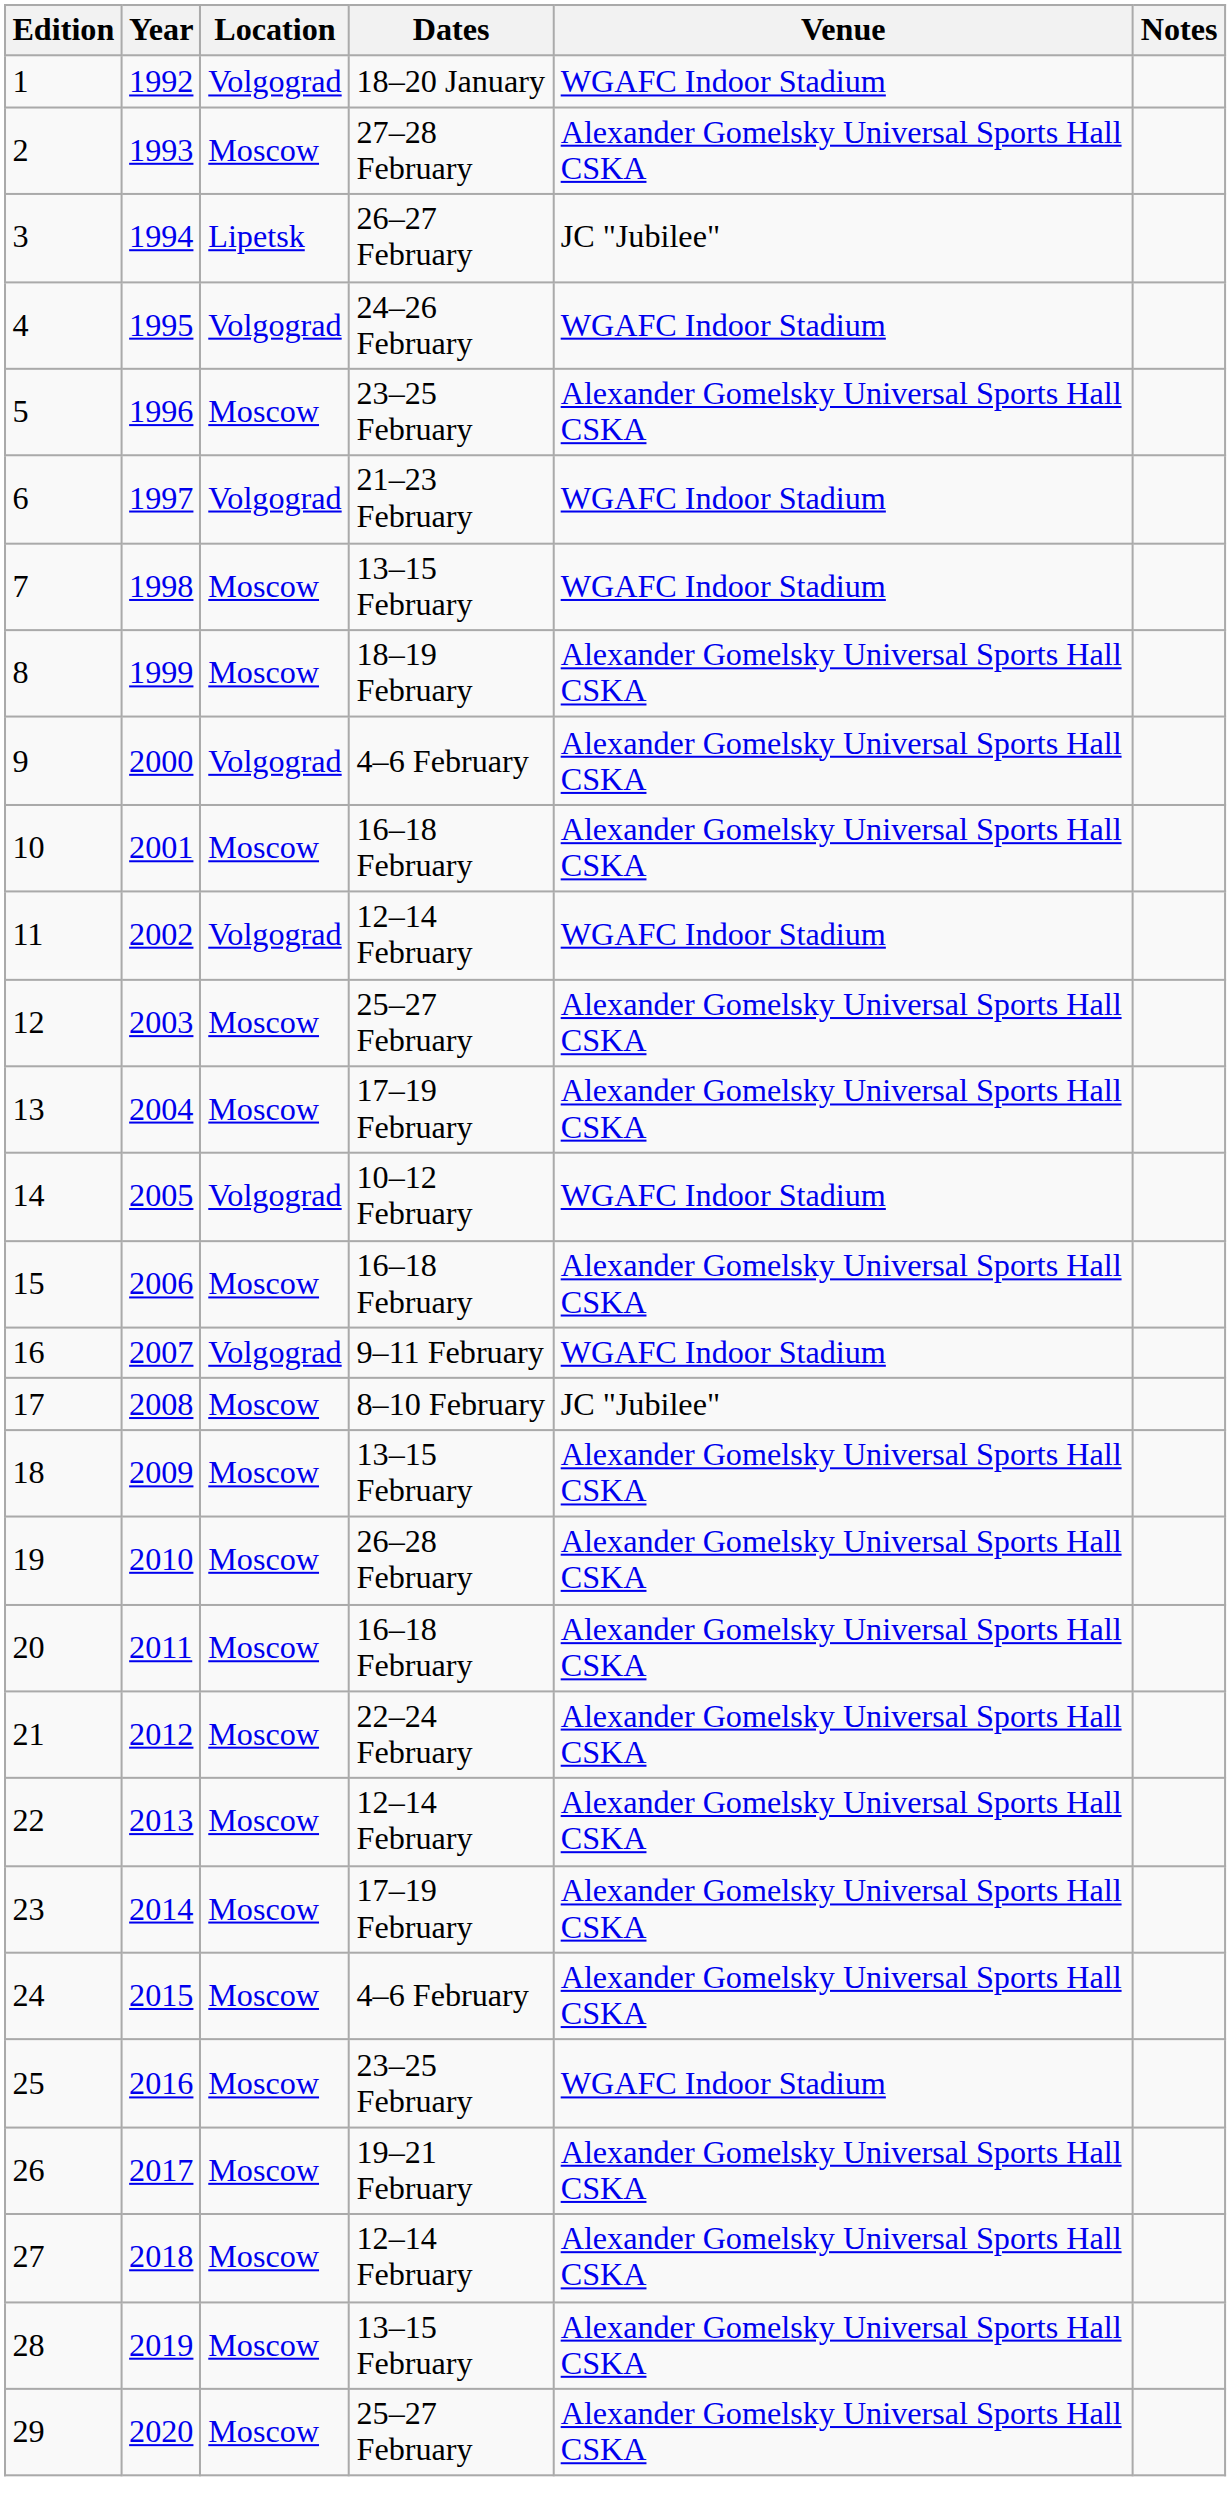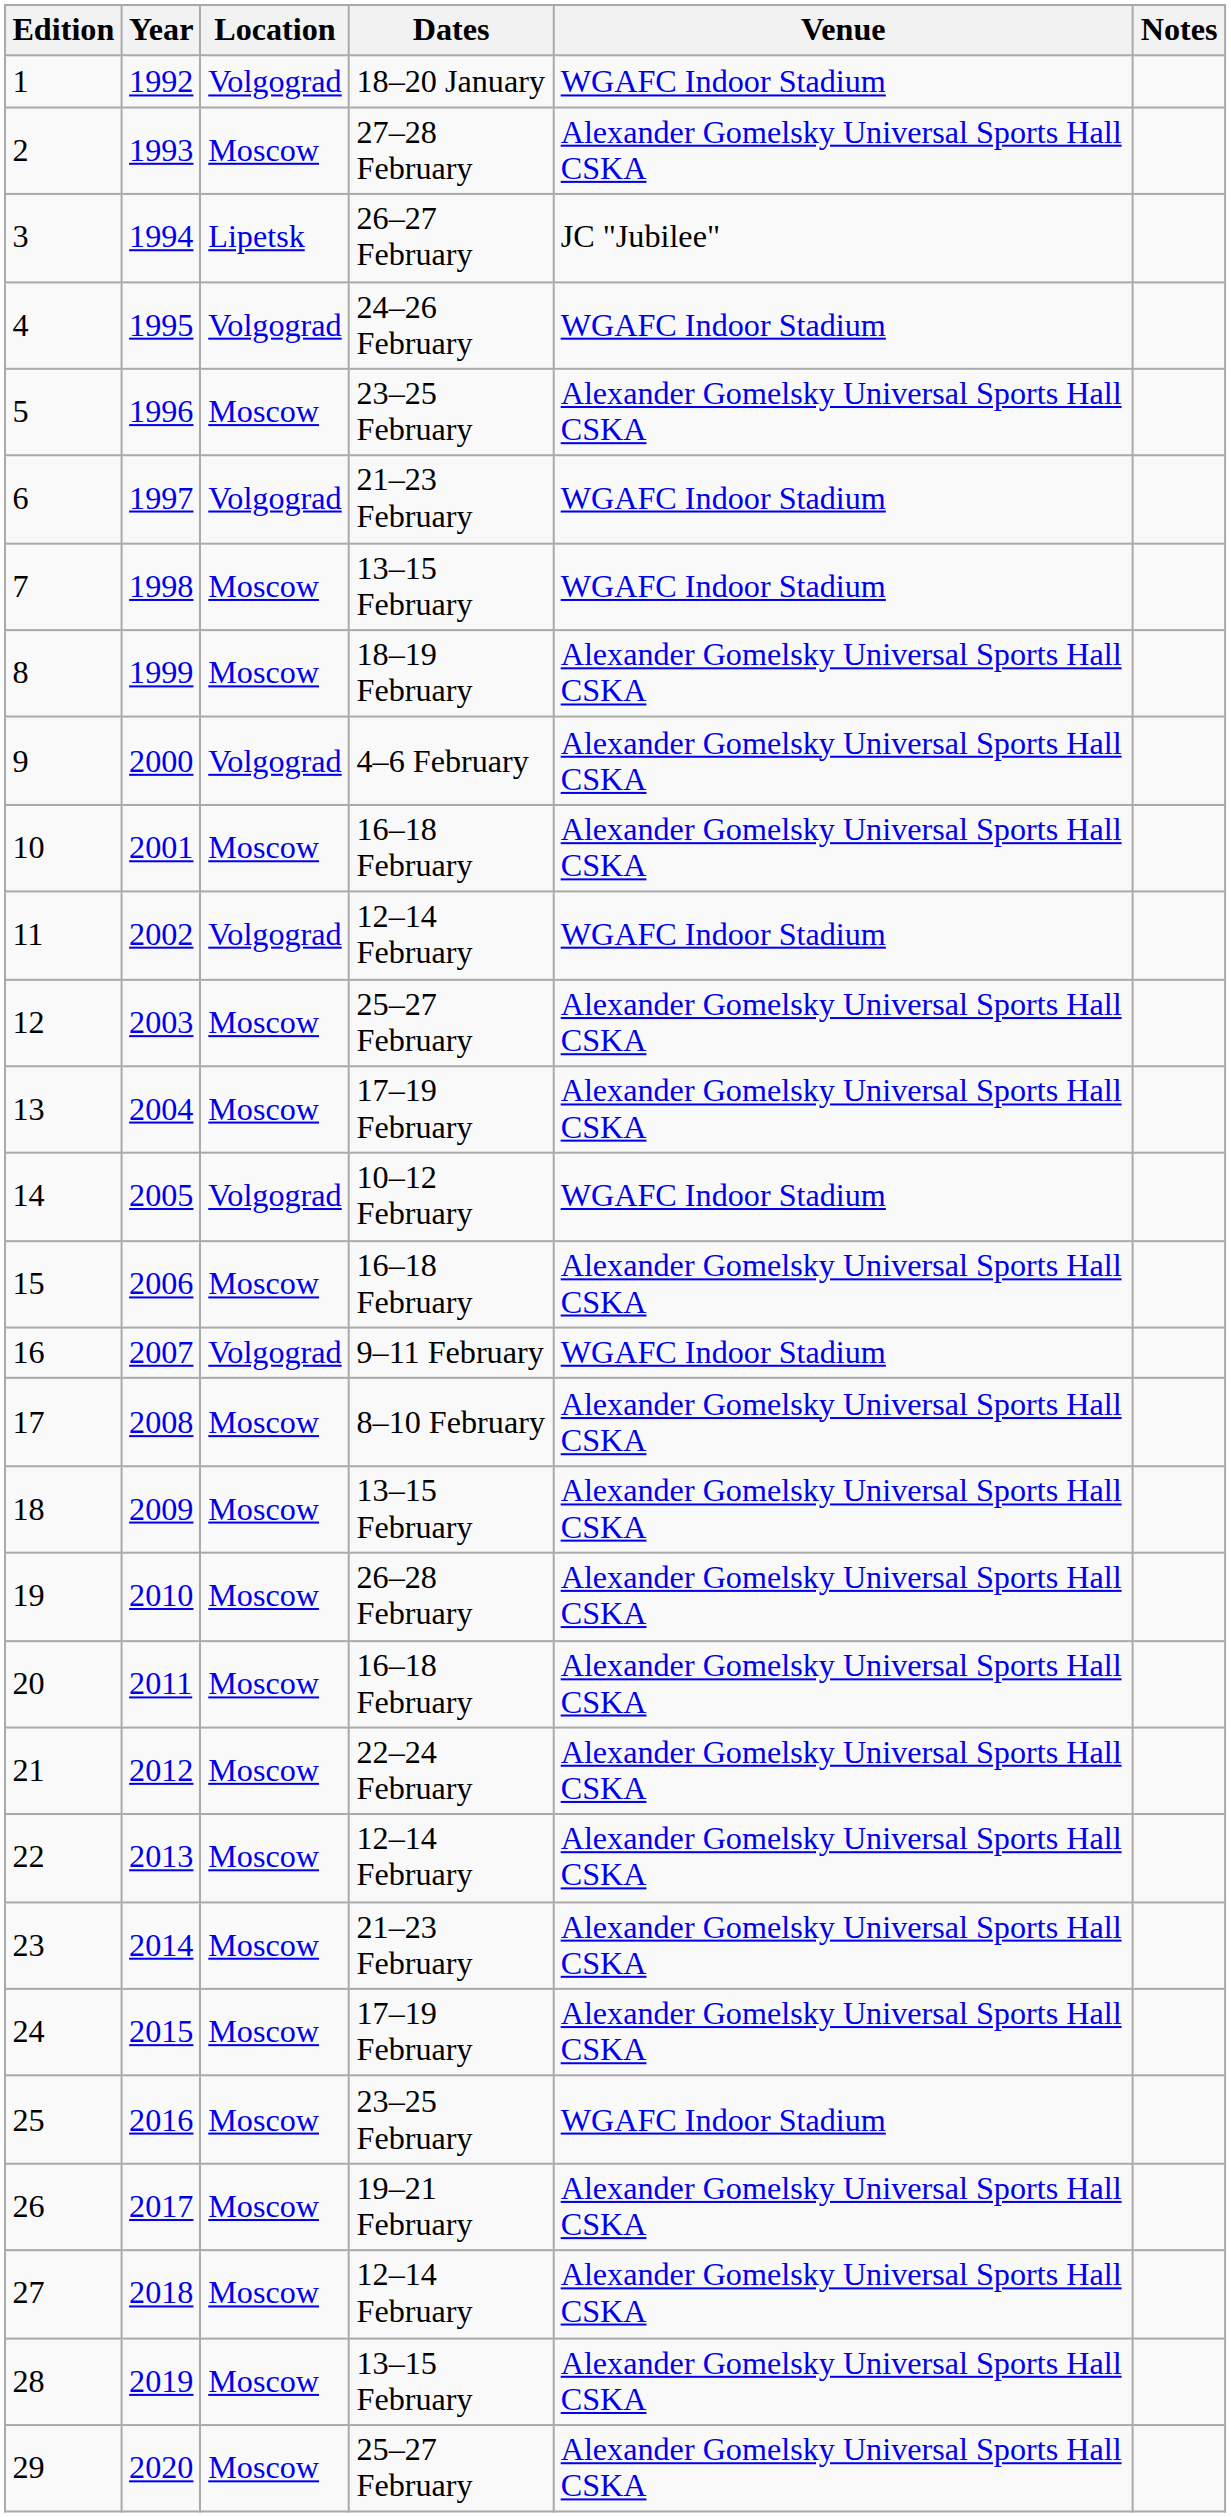(640, 1403) JC "Jubilee" -> (841, 1421) Alexander Gomelsky Universal Sports Hall CSKA
(415, 1908) 17–19 February -> (415, 1944) 21–23 February
(443, 1995) 4–6 February -> (415, 2031) 17–19 February
